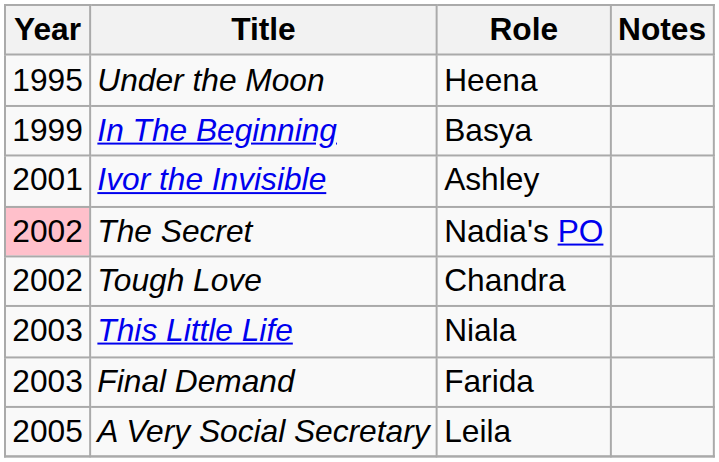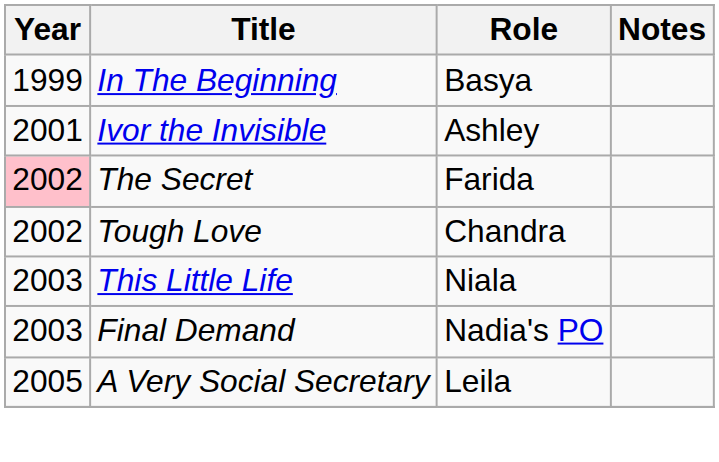- row: (211, 79)
(524, 230) Nadia's PO -> (489, 180) Farida
(489, 381) Farida -> (524, 331) Nadia's PO
